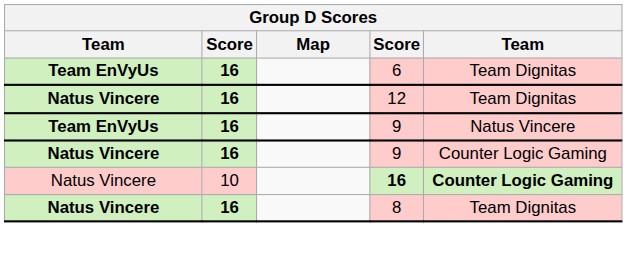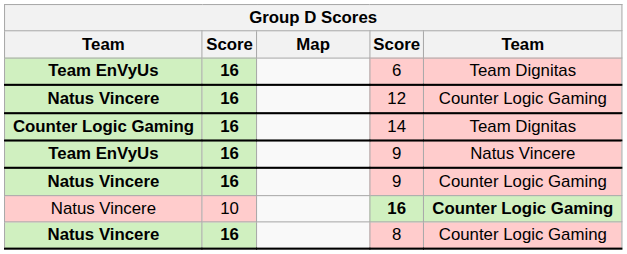(523, 98) Team Dignitas -> (523, 98) Counter Logic Gaming
+ row: (103, 126)
(523, 207) Team Dignitas -> (523, 235) Counter Logic Gaming
